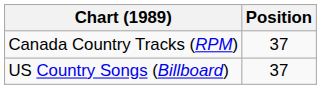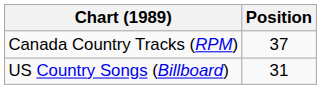(279, 71) 37 -> (279, 71) 31
